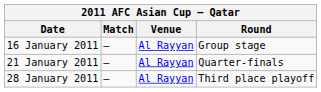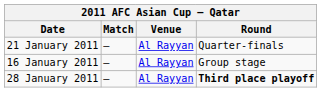rows swapped: (53, 46) <-> (53, 62)
(256, 79) normal -> (256, 79) bold
